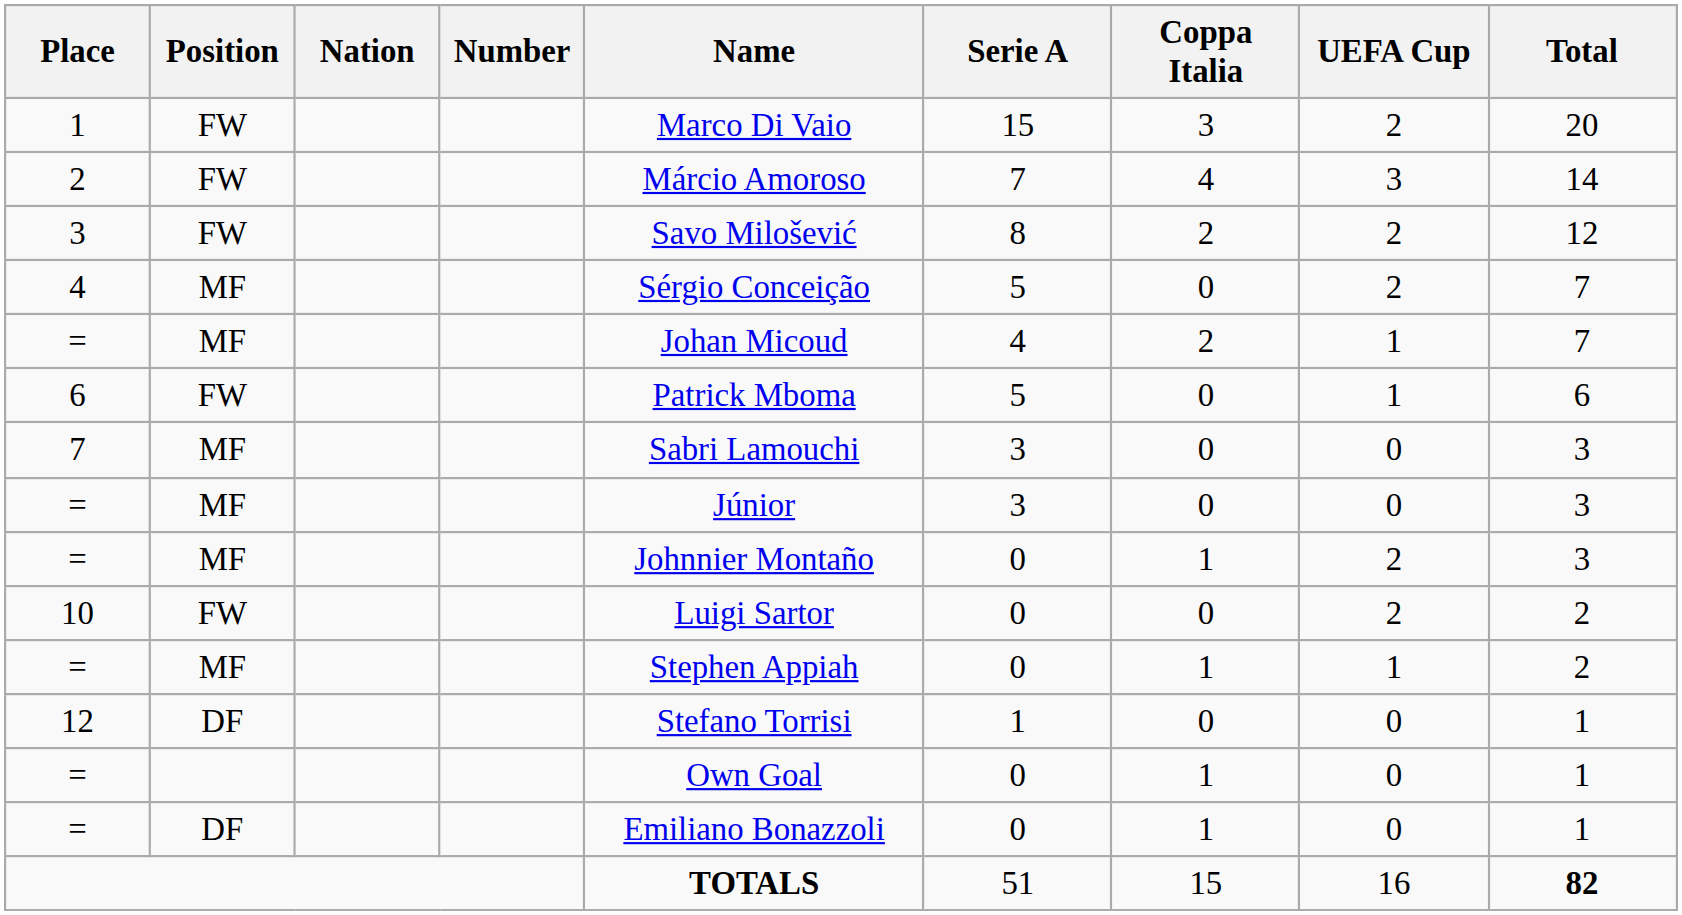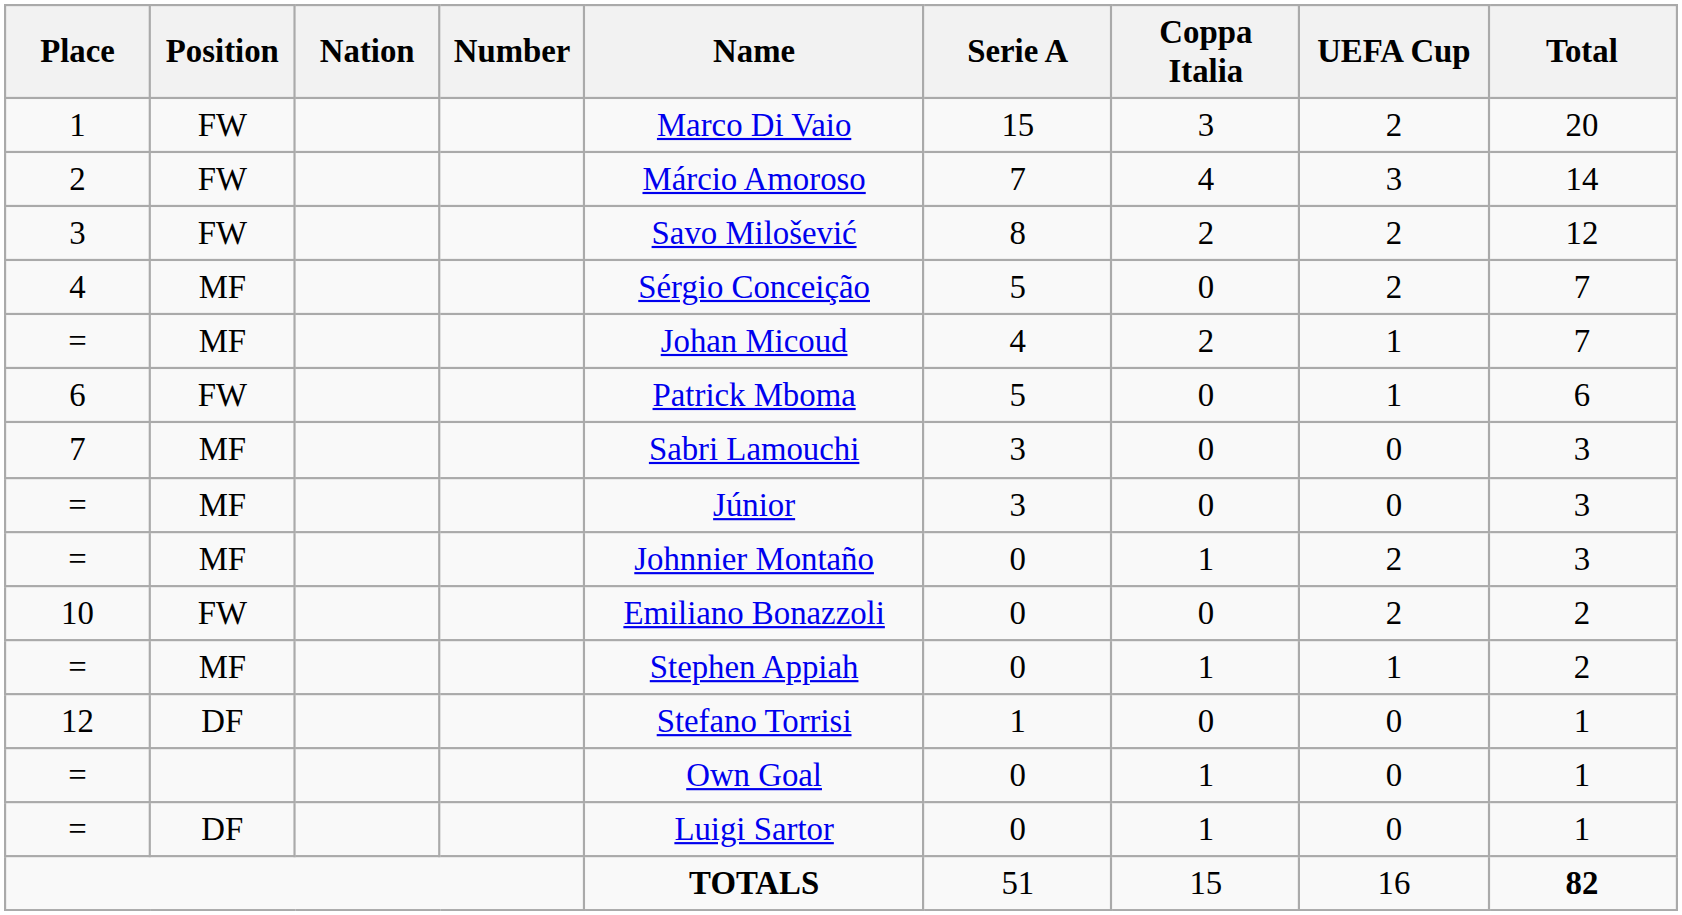(754, 611) Luigi Sartor -> (754, 611) Emiliano Bonazzoli
(754, 828) Emiliano Bonazzoli -> (754, 828) Luigi Sartor
